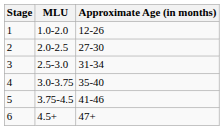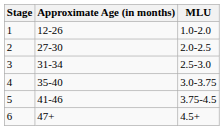columns swapped: (55, 13) <-> (147, 13)
